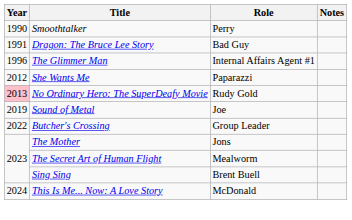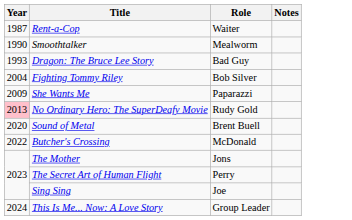+ row: (56, 28)
(224, 28) Perry -> (235, 45) Mealworm
(17, 45) 1991 -> (17, 61) 1993
- row: (70, 61)
+ row: (77, 77)
(17, 77) 2012 -> (17, 93) 2009
(17, 110) 2019 -> (17, 126) 2020
(219, 110) Joe -> (236, 126) Brent Buell
(241, 126) Group Leader -> (234, 142) McDonald
(235, 158) Mealworm -> (224, 175) Perry
(236, 175) Brent Buell -> (219, 191) Joe
(234, 191) McDonald -> (241, 207) Group Leader
